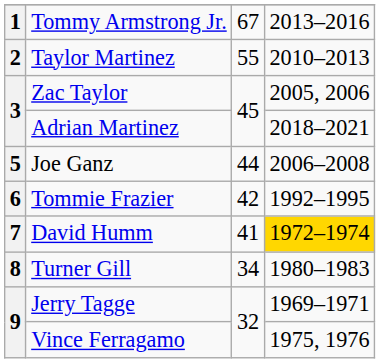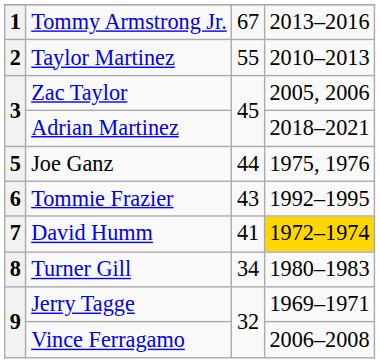(320, 163) 2006–2008 -> (320, 163) 1975, 1976
(248, 198) 42 -> (248, 198) 43
(320, 339) 1975, 1976 -> (320, 339) 2006–2008
